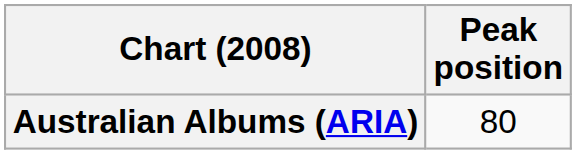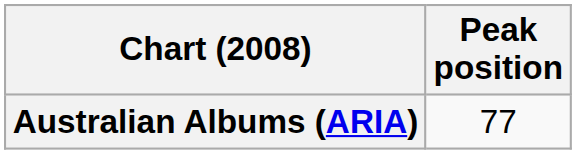(498, 121) 80 -> (498, 121) 77
